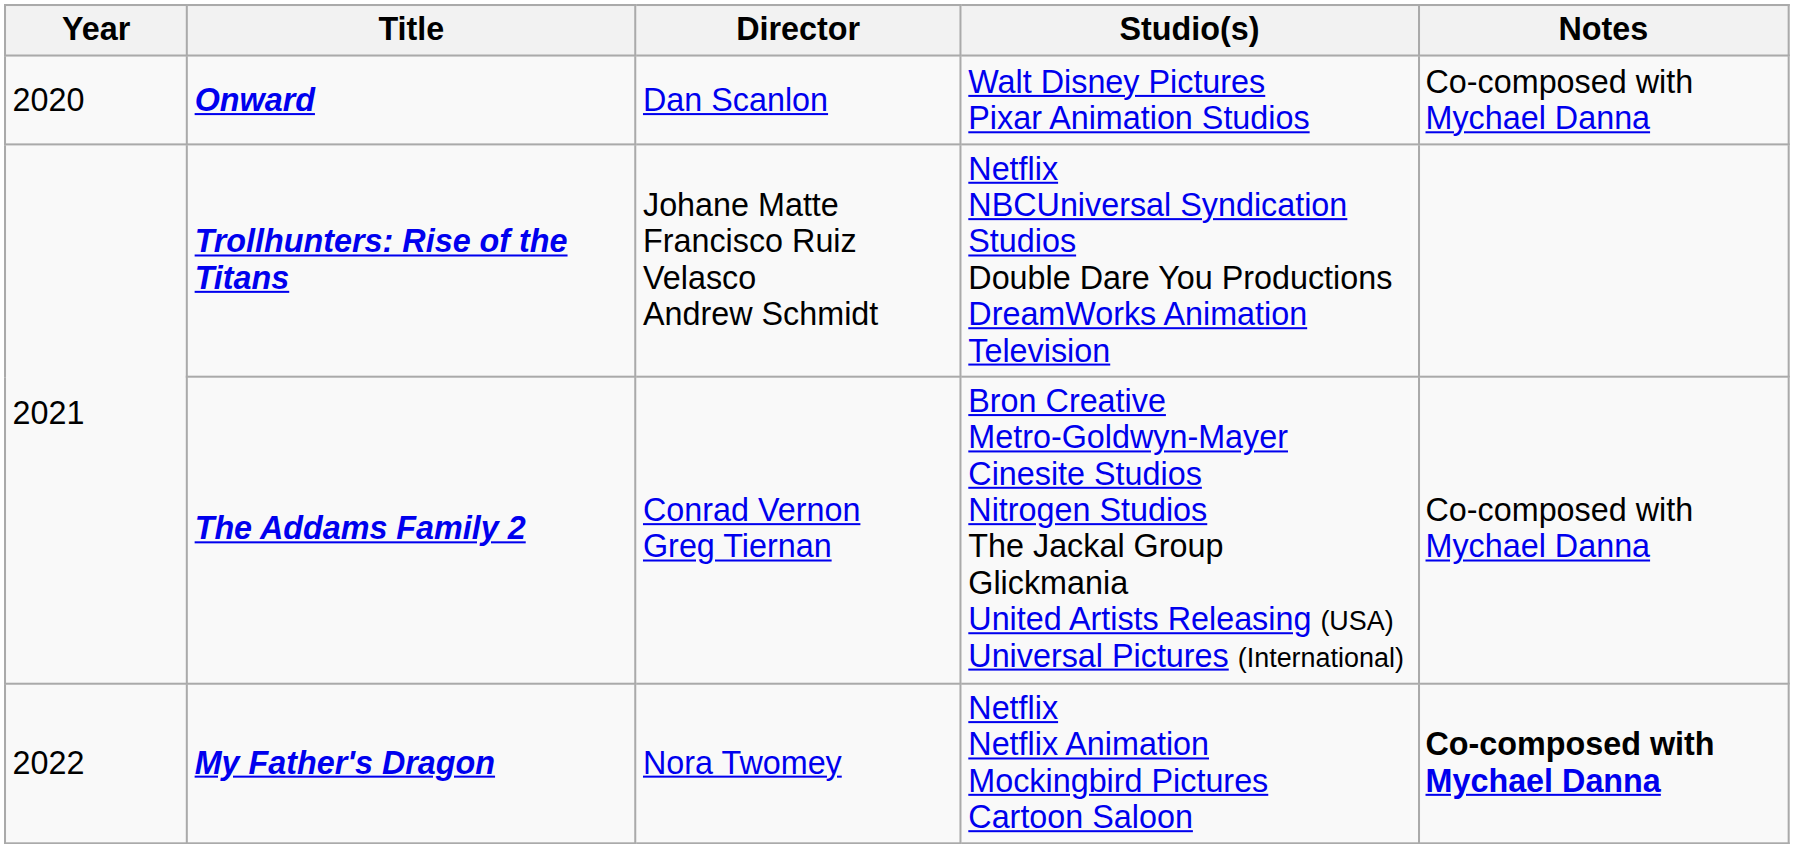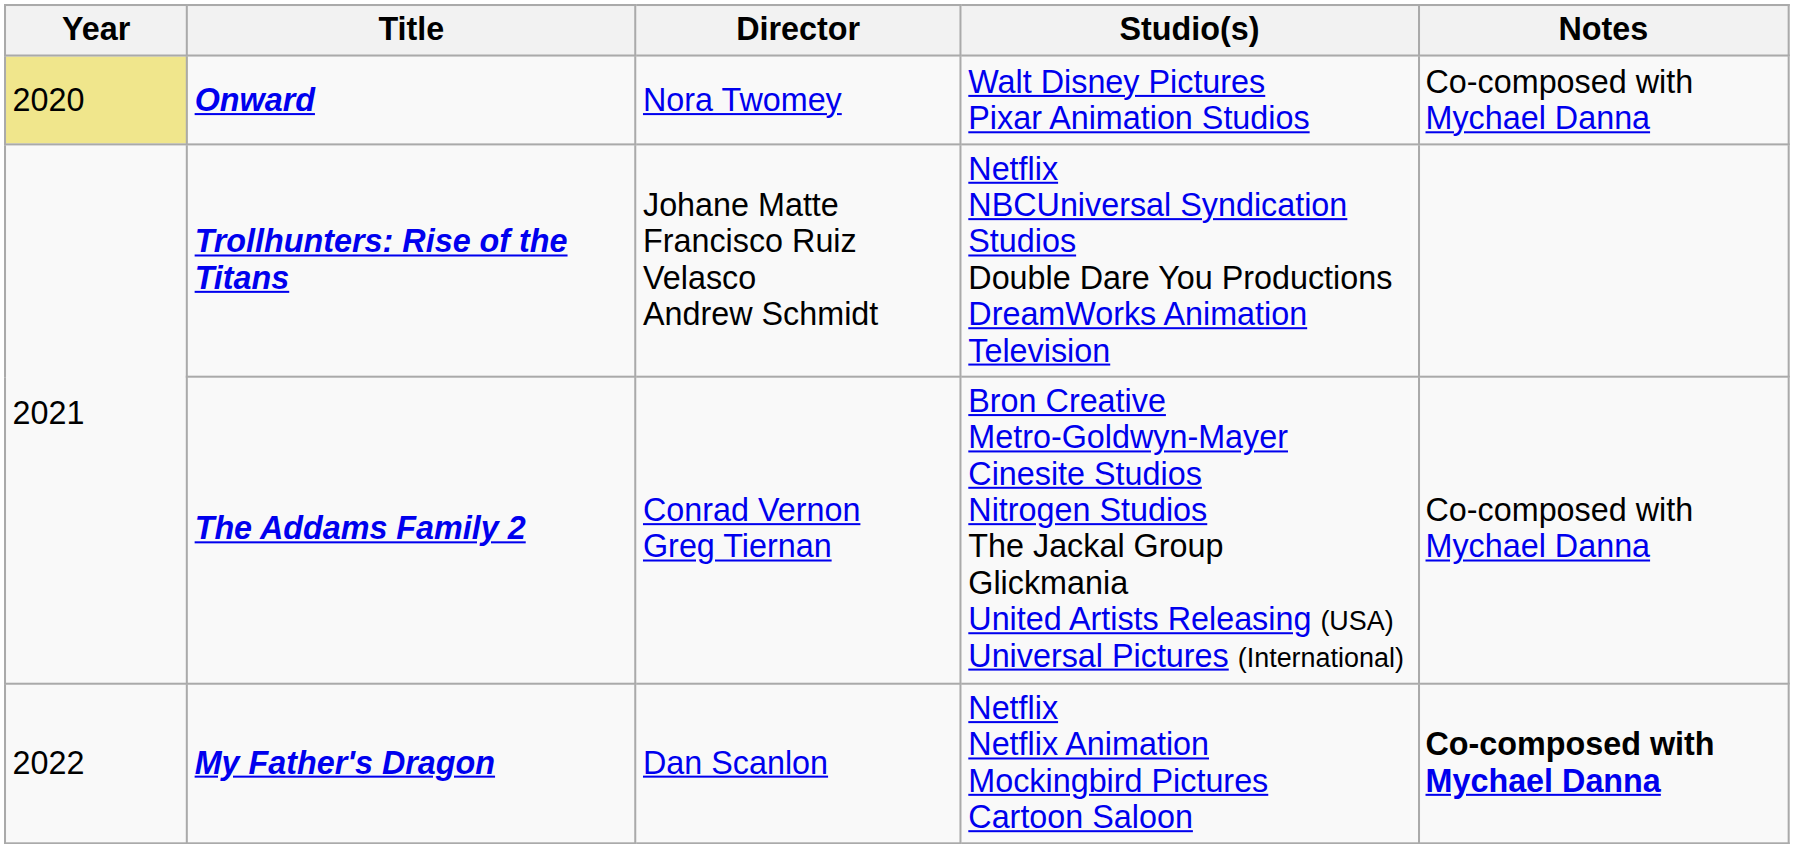(48, 99) no background -> (48, 99) khaki background
(736, 99) Dan Scanlon -> (742, 99) Nora Twomey
(742, 762) Nora Twomey -> (736, 762) Dan Scanlon
